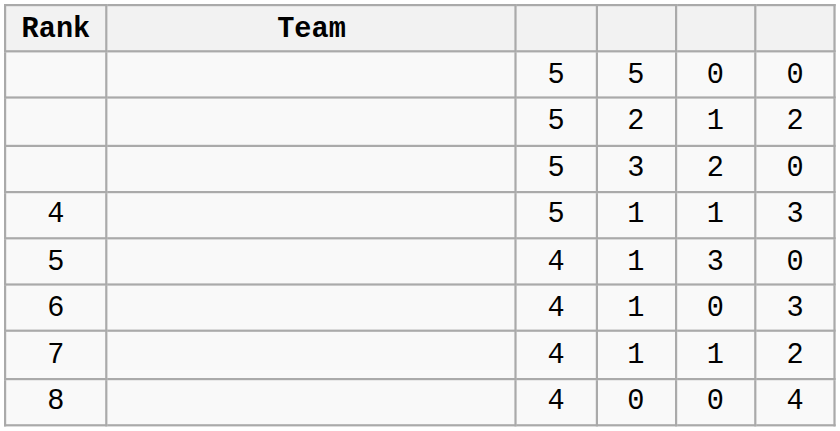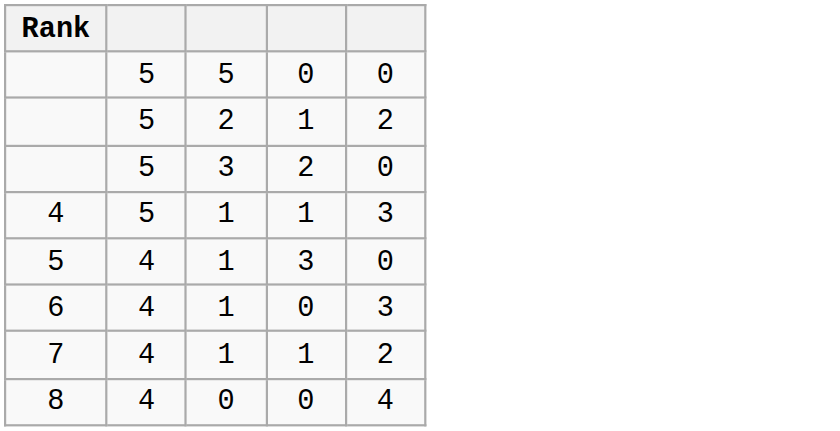- column: (312, 28)
